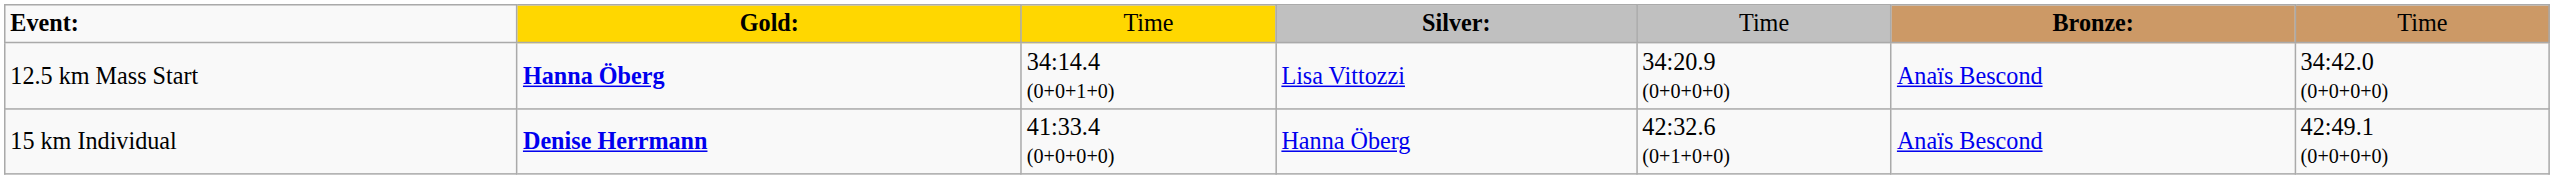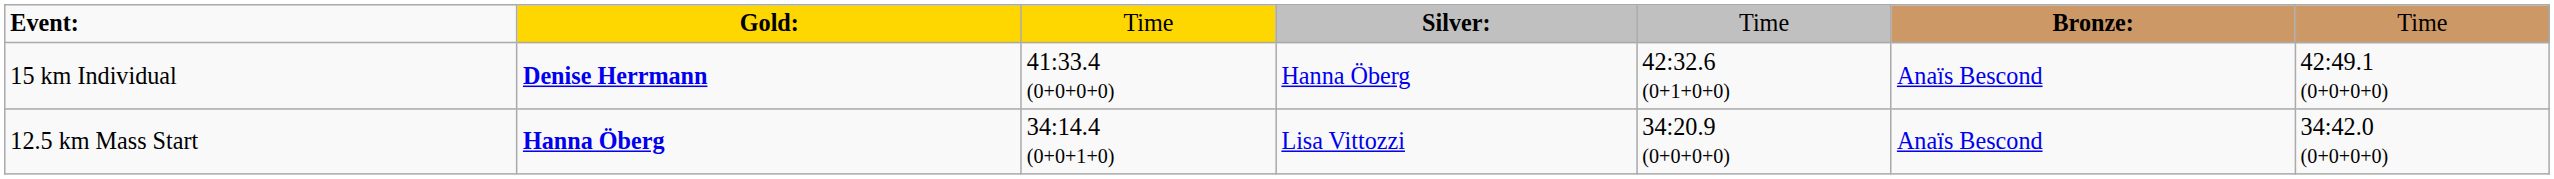rows swapped: (94, 141) <-> (104, 75)
